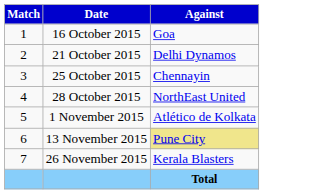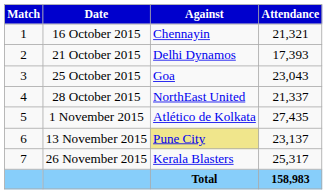+ column: (290, 14)
(164, 34) Goa -> (182, 34) Chennayin
(182, 75) Chennayin -> (164, 75) Goa
